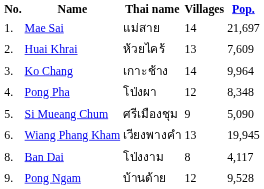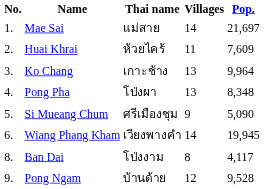(190, 49) 13 -> (190, 49) 11
(190, 70) 14 -> (190, 70) 13
(190, 92) 12 -> (190, 92) 13
(190, 135) 13 -> (190, 135) 14
